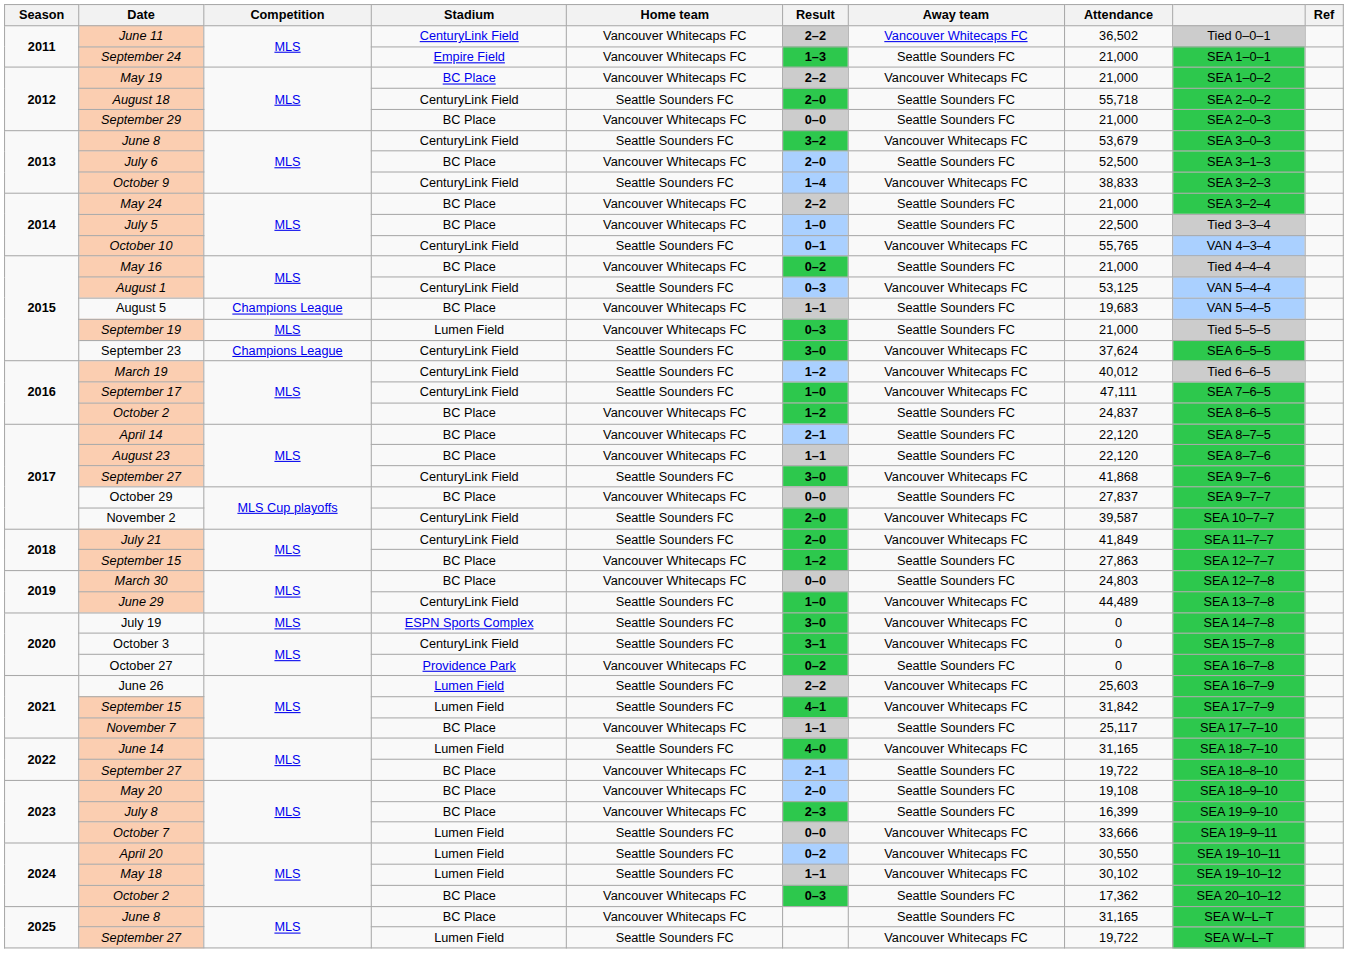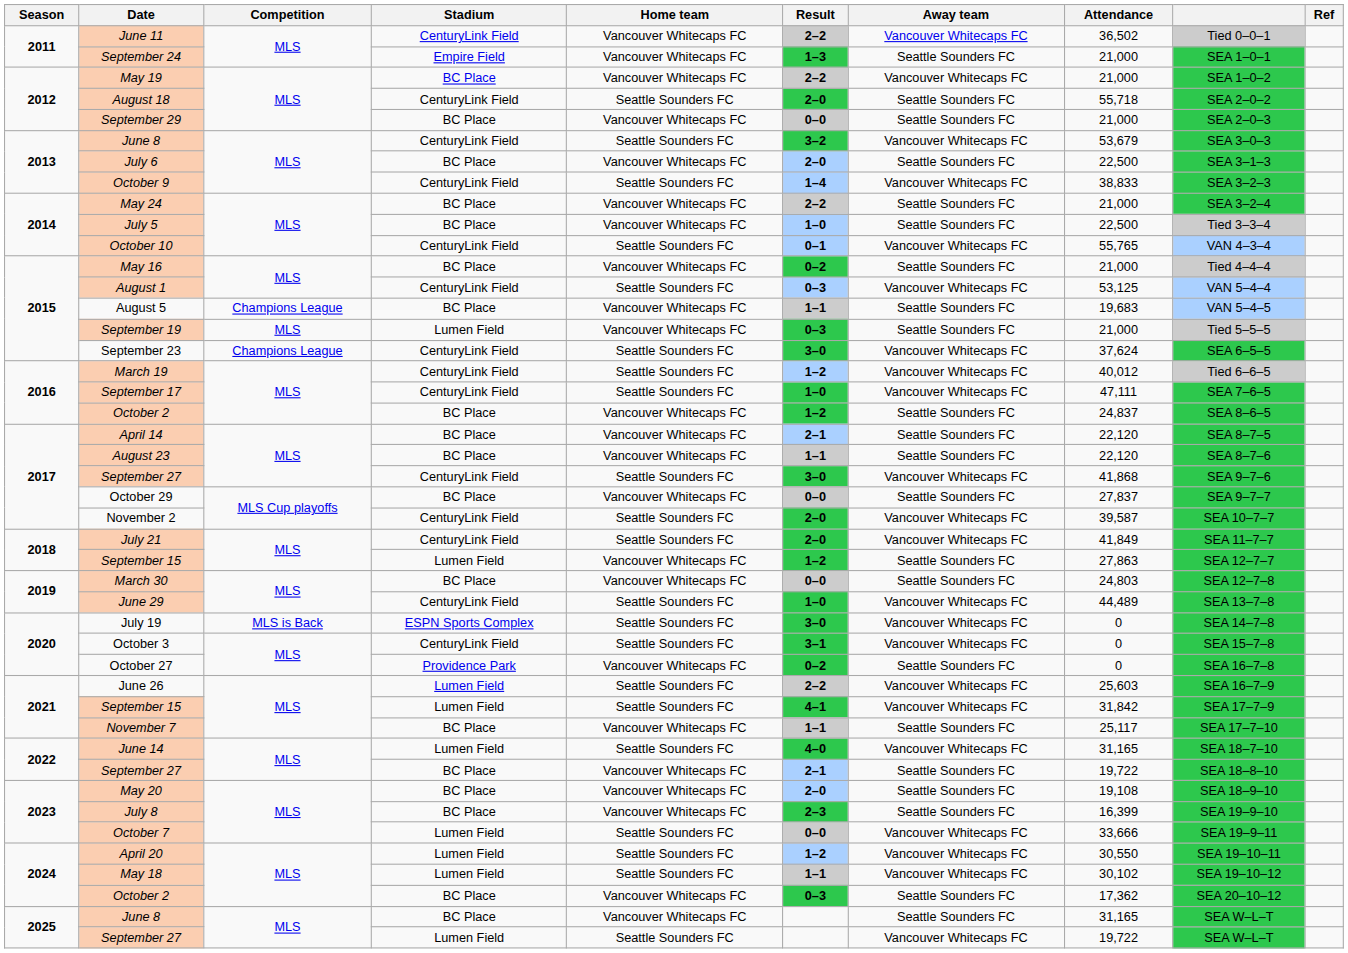(1119, 162) 52,500 -> (1119, 162) 22,500
(469, 560) BC Place -> (469, 560) Lumen Field
(288, 623) MLS -> (288, 623) MLS is Back
(815, 854) 0–2 -> (815, 854) 1–2
